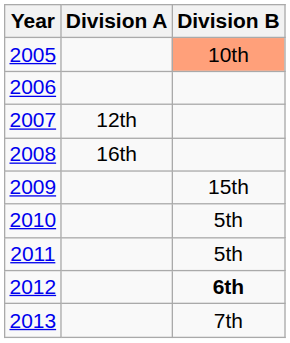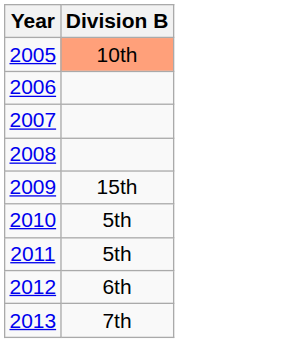- column: (117, 21)
(228, 287) bold -> (117, 287) normal
